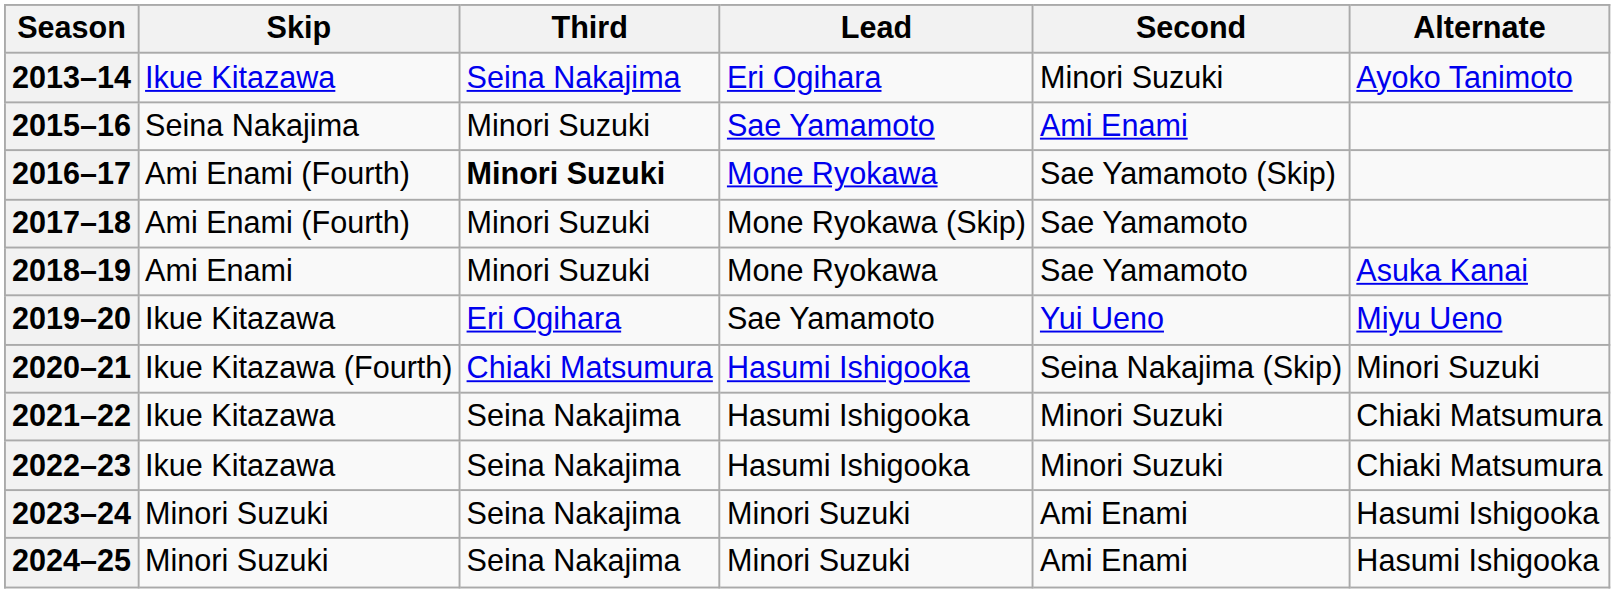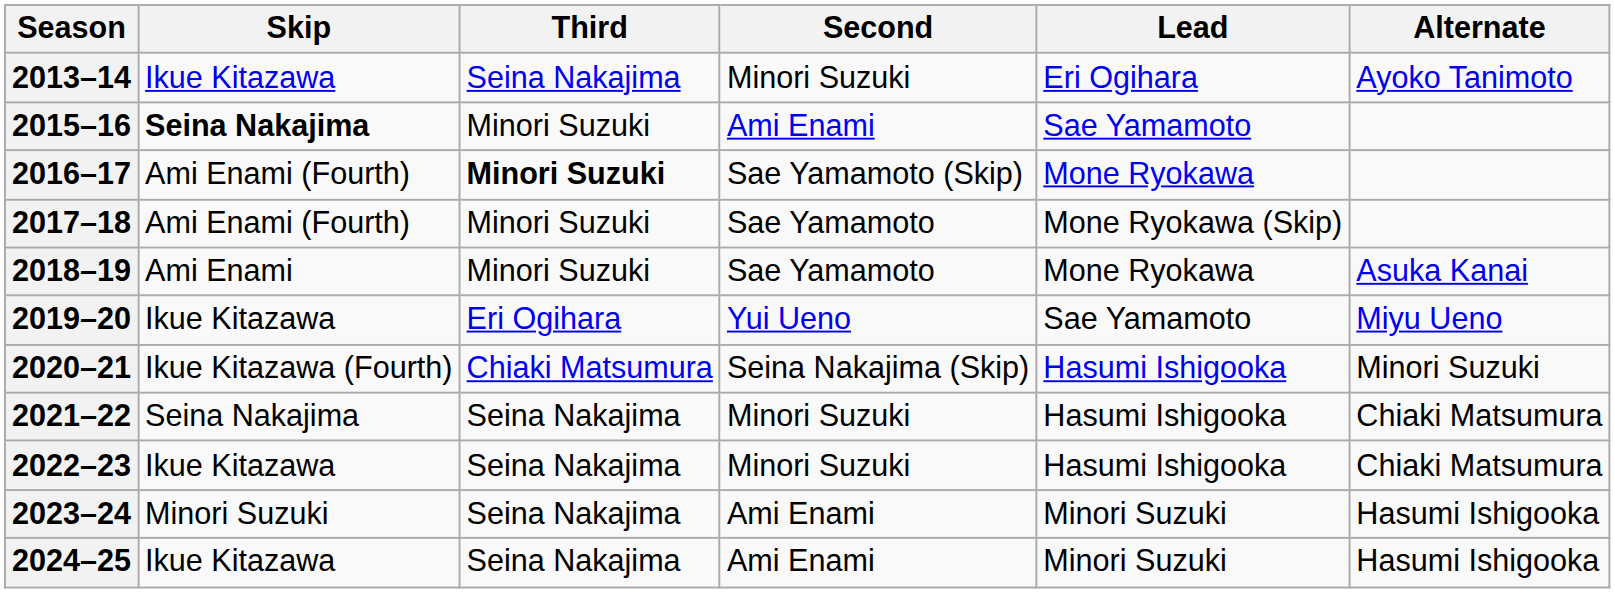columns swapped: (1191, 28) <-> (876, 28)
(252, 125) normal -> (257, 125) bold
(240, 416) Ikue Kitazawa -> (252, 416) Seina Nakajima
(237, 561) Minori Suzuki -> (240, 561) Ikue Kitazawa
